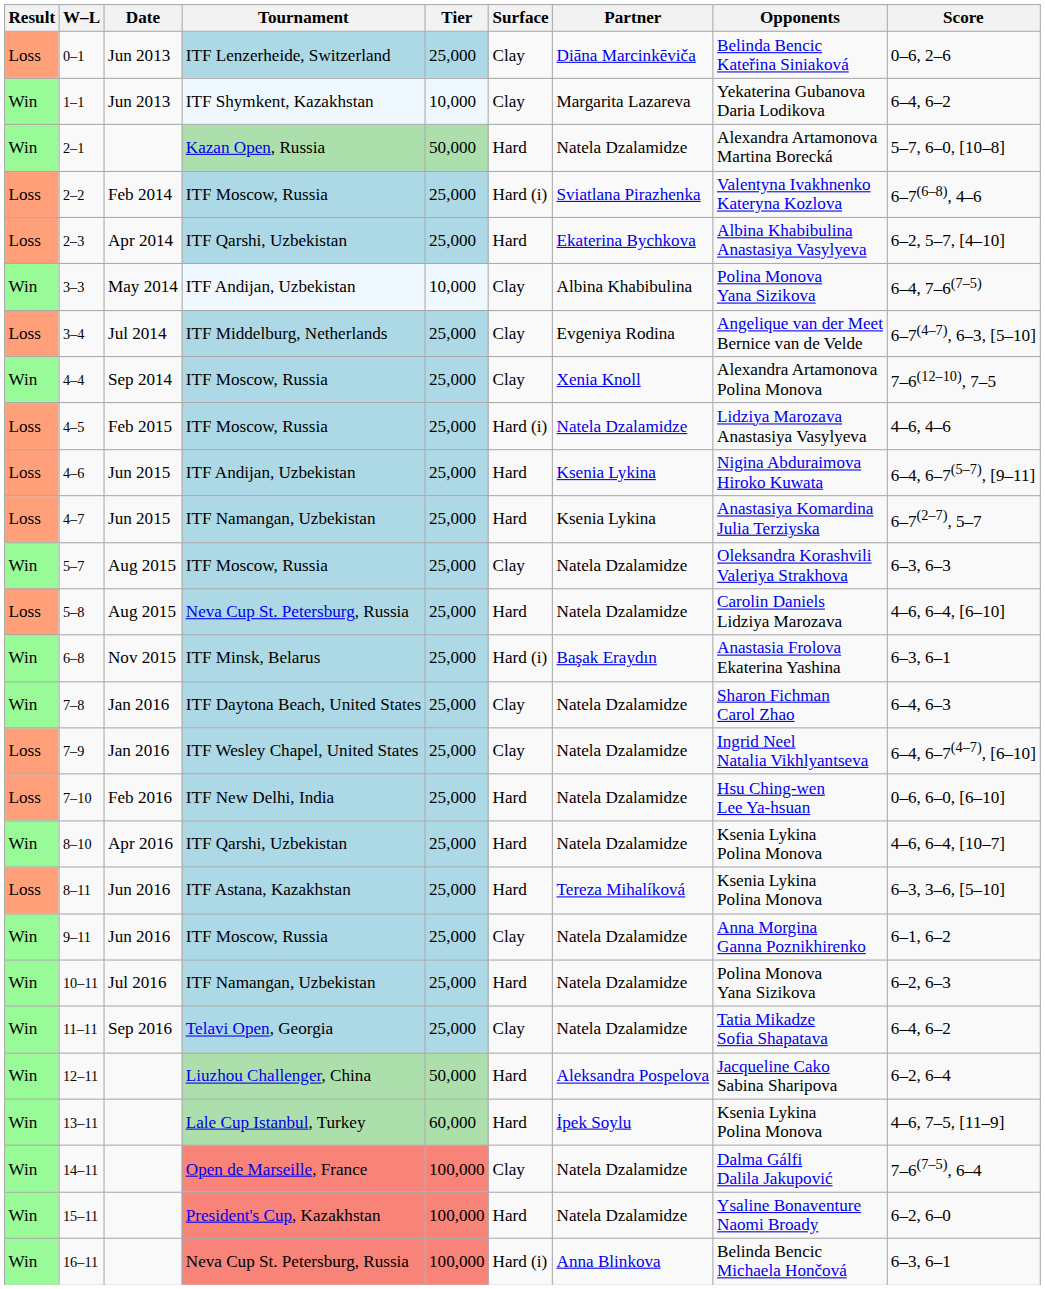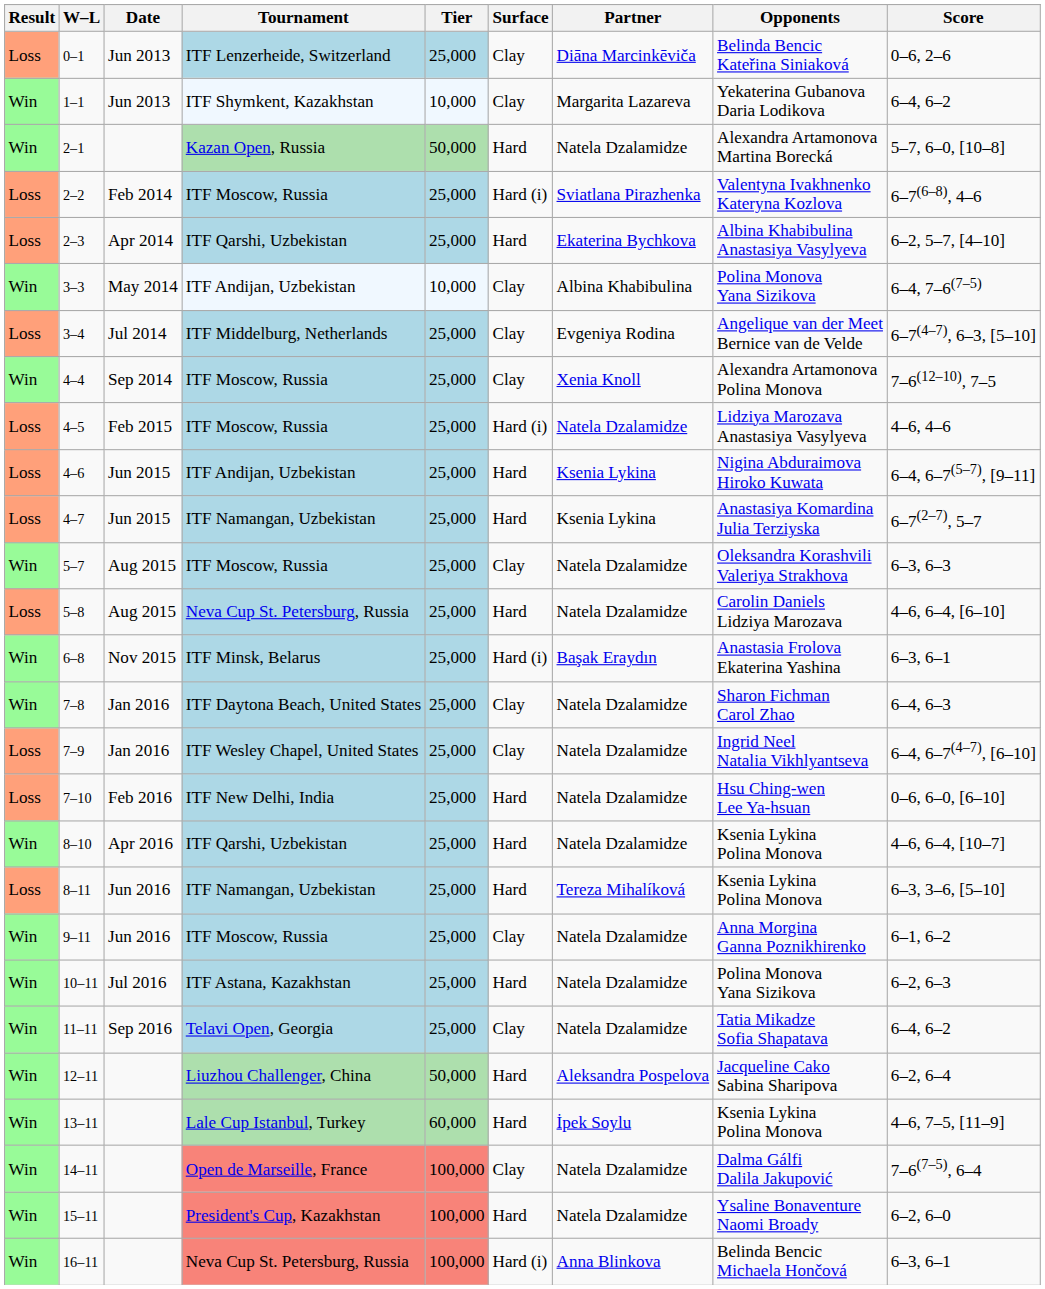(268, 890) ITF Astana, Kazakhstan -> (281, 890) ITF Namangan, Uzbekistan
(281, 983) ITF Namangan, Uzbekistan -> (268, 983) ITF Astana, Kazakhstan
